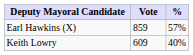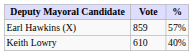(140, 43) 609 -> (140, 43) 610
